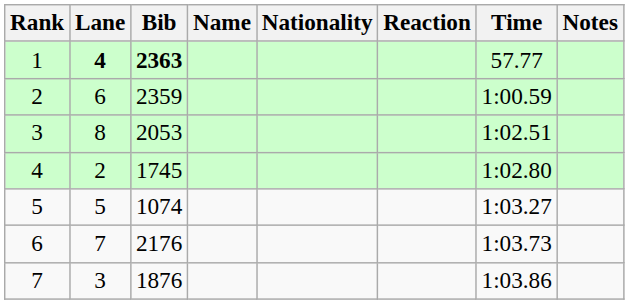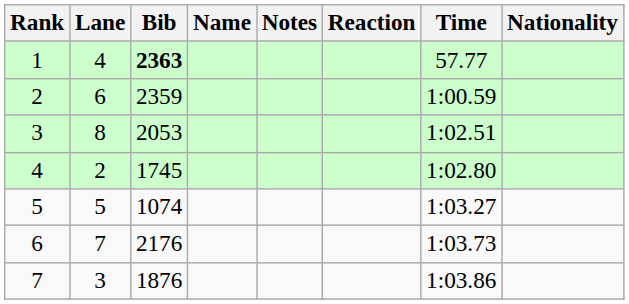columns swapped: (317, 22) <-> (590, 22)
(100, 59) bold -> (100, 59) normal
